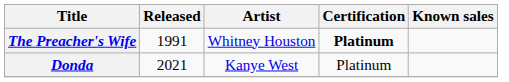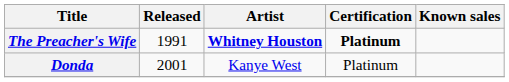(262, 40) normal -> (265, 40) bold
(172, 64) 2021 -> (172, 64) 2001
